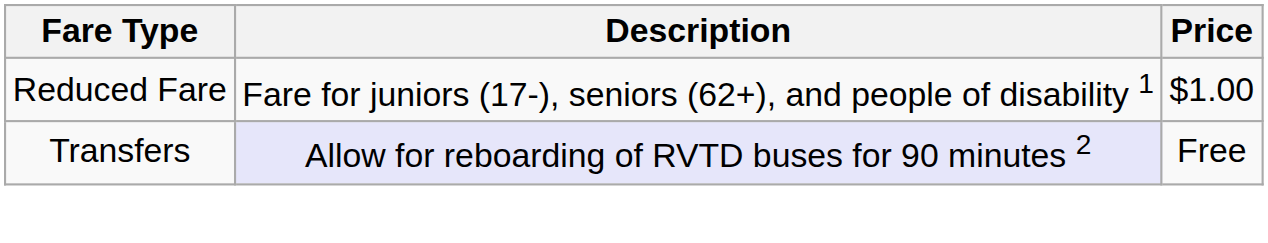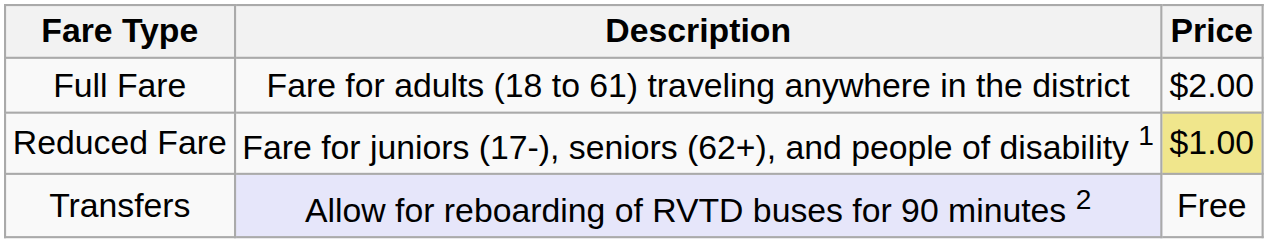+ row: (120, 84)
(1212, 89) no background -> (1212, 142) khaki background
